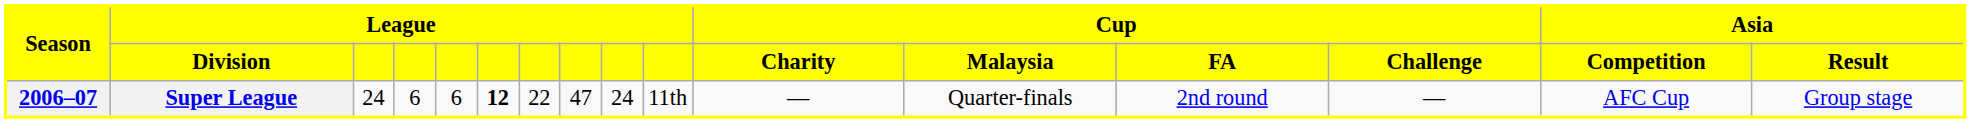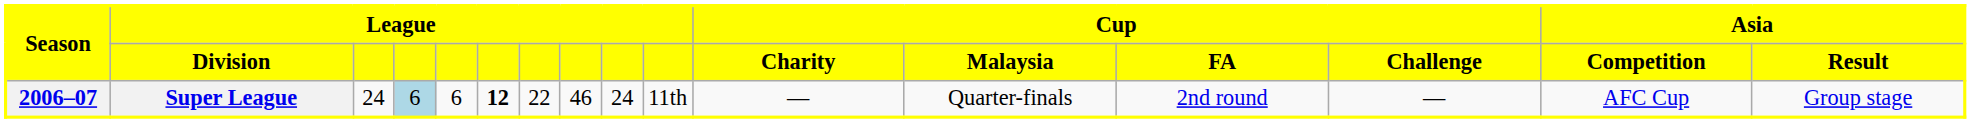(415, 98) no background -> (415, 98) lightblue background
(581, 98) 47 -> (581, 98) 46
